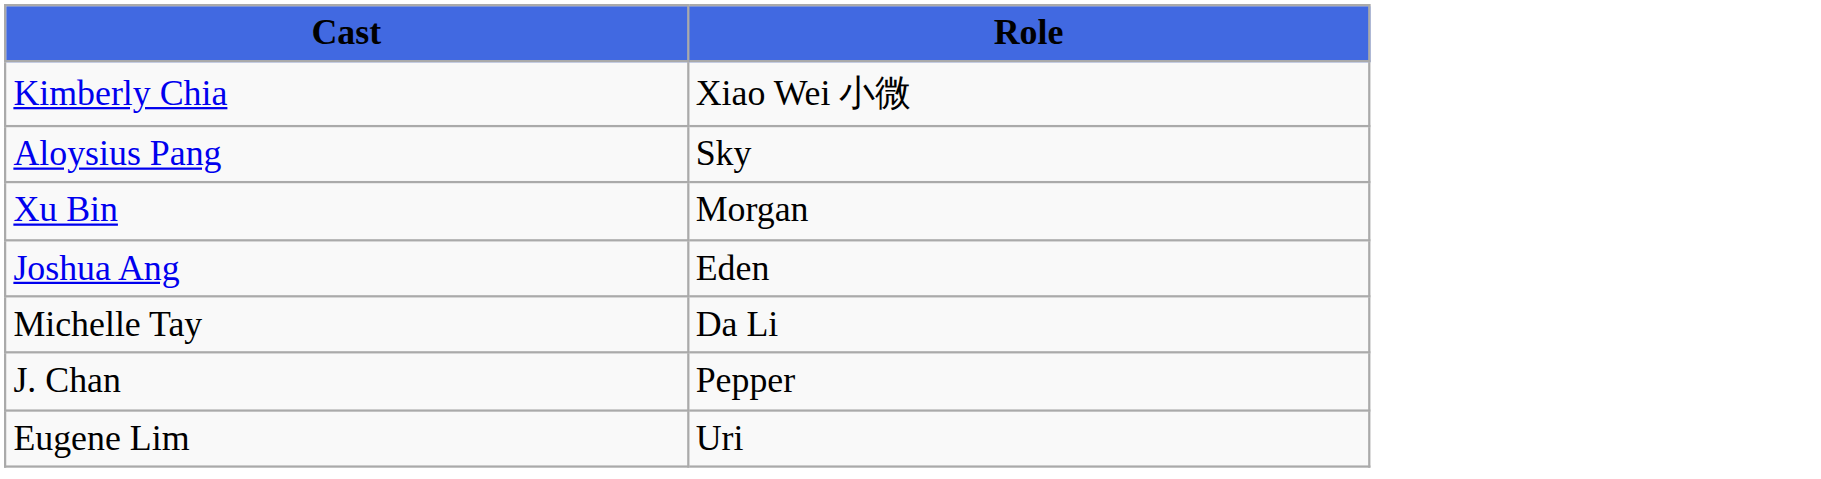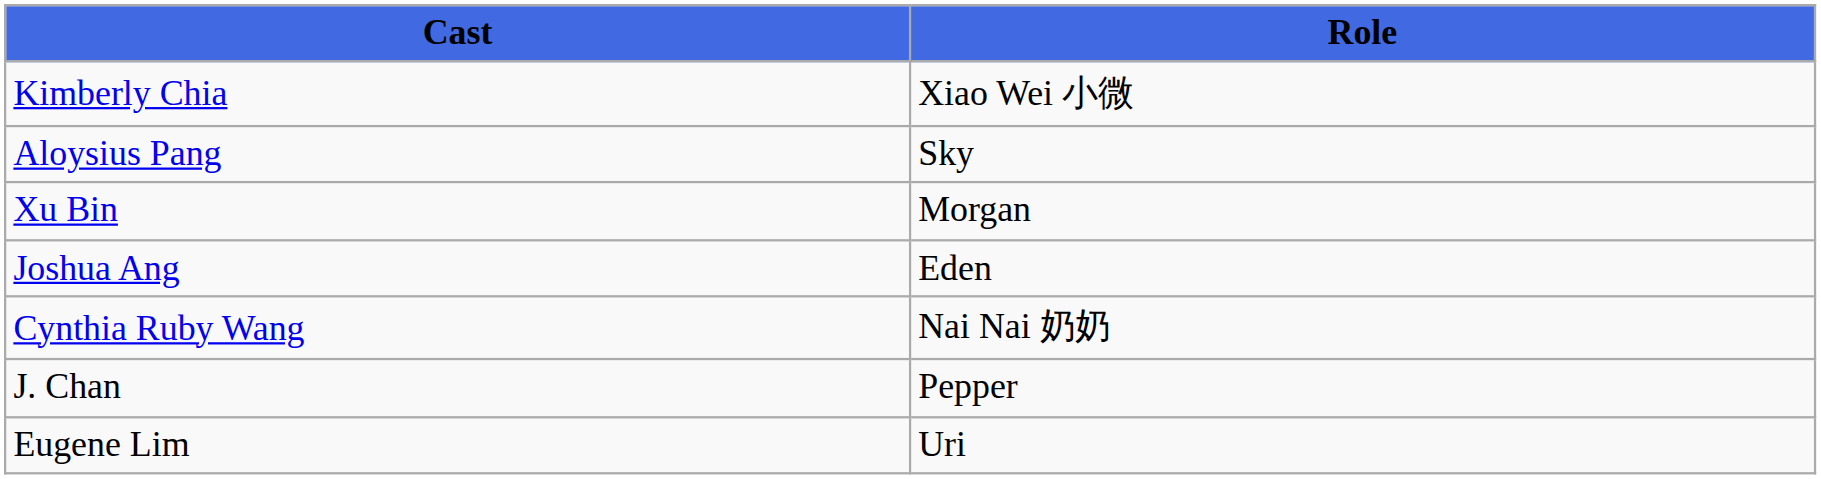+ row: (159, 327)
- row: (108, 323)
